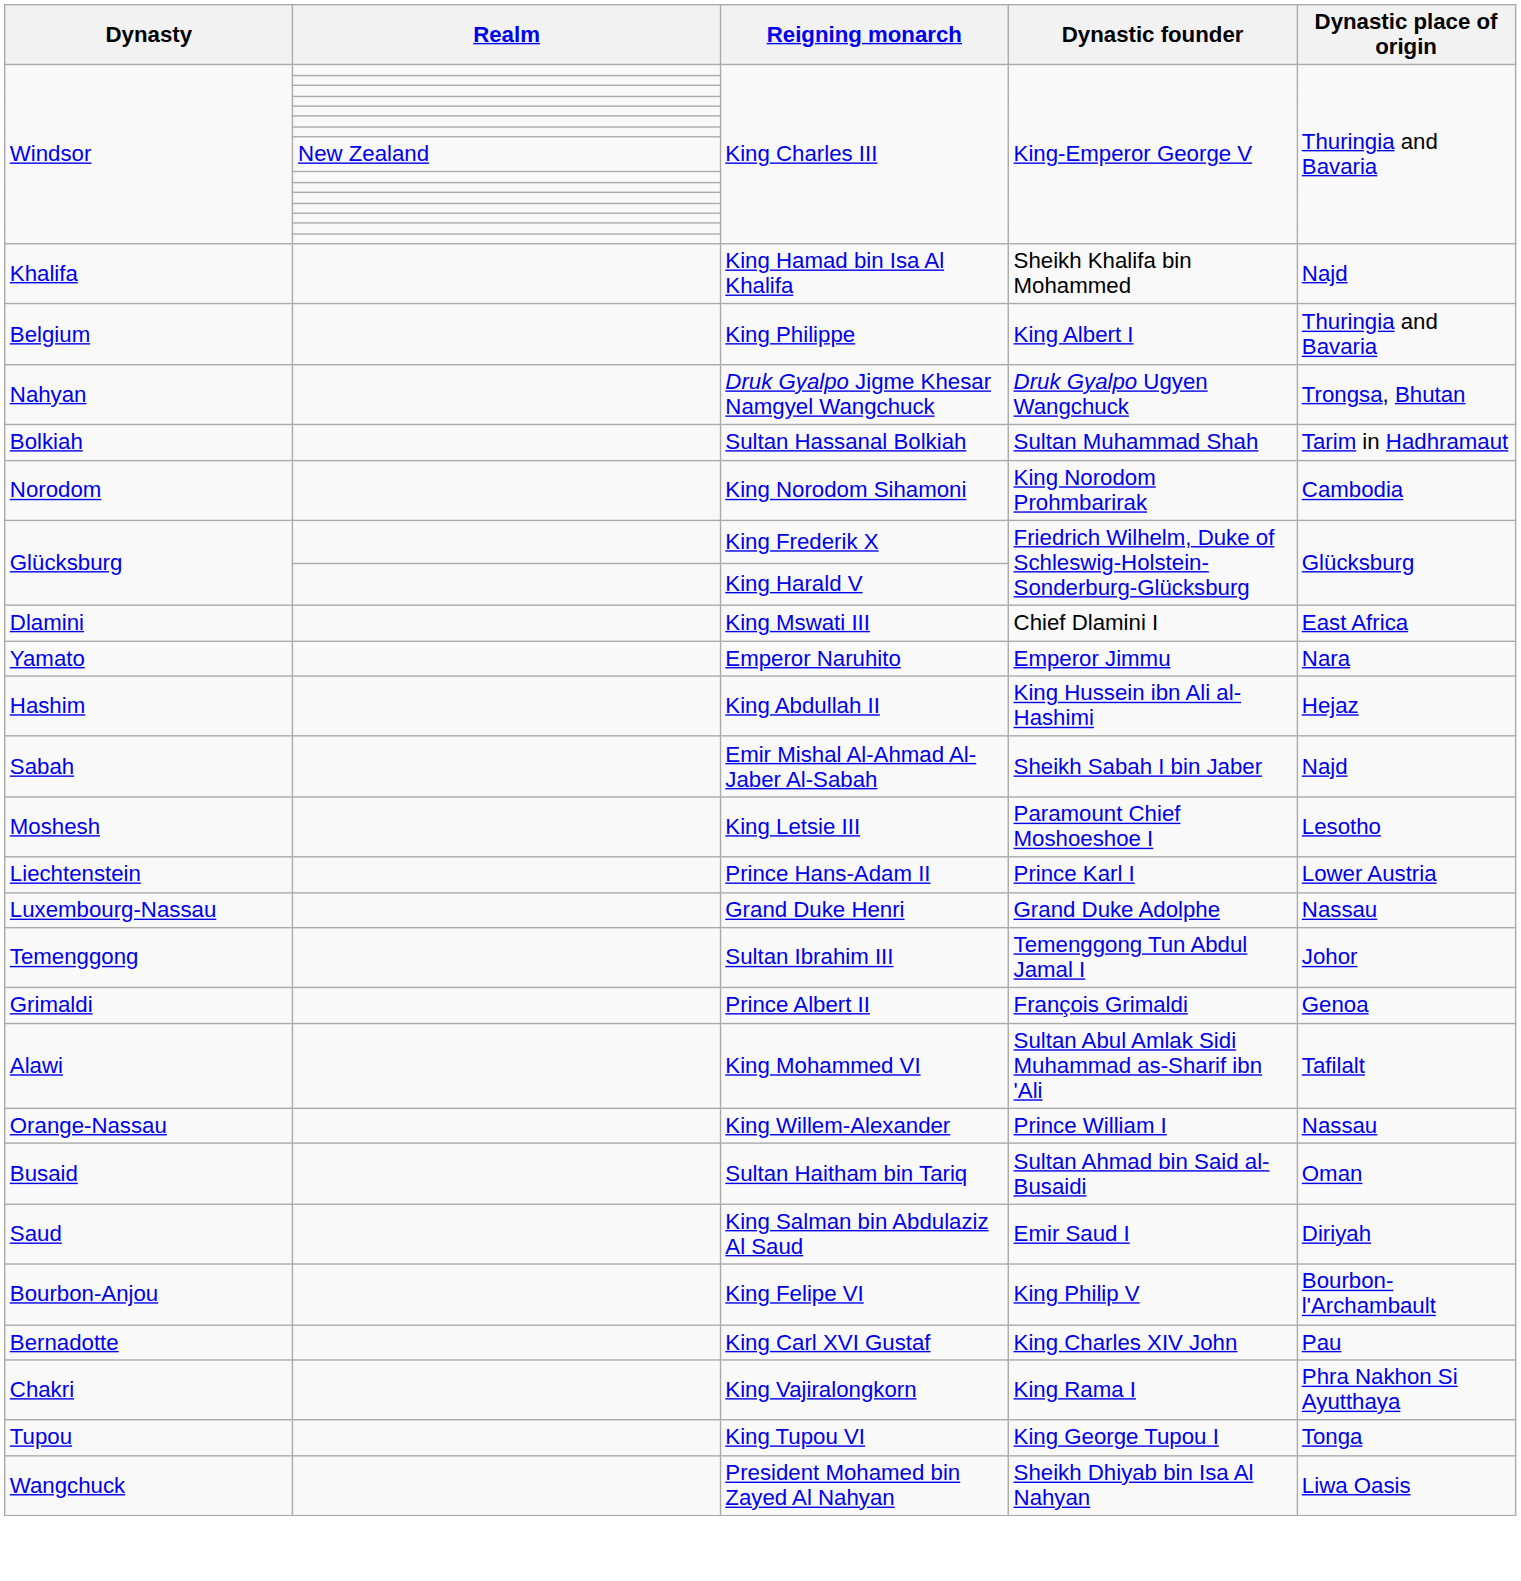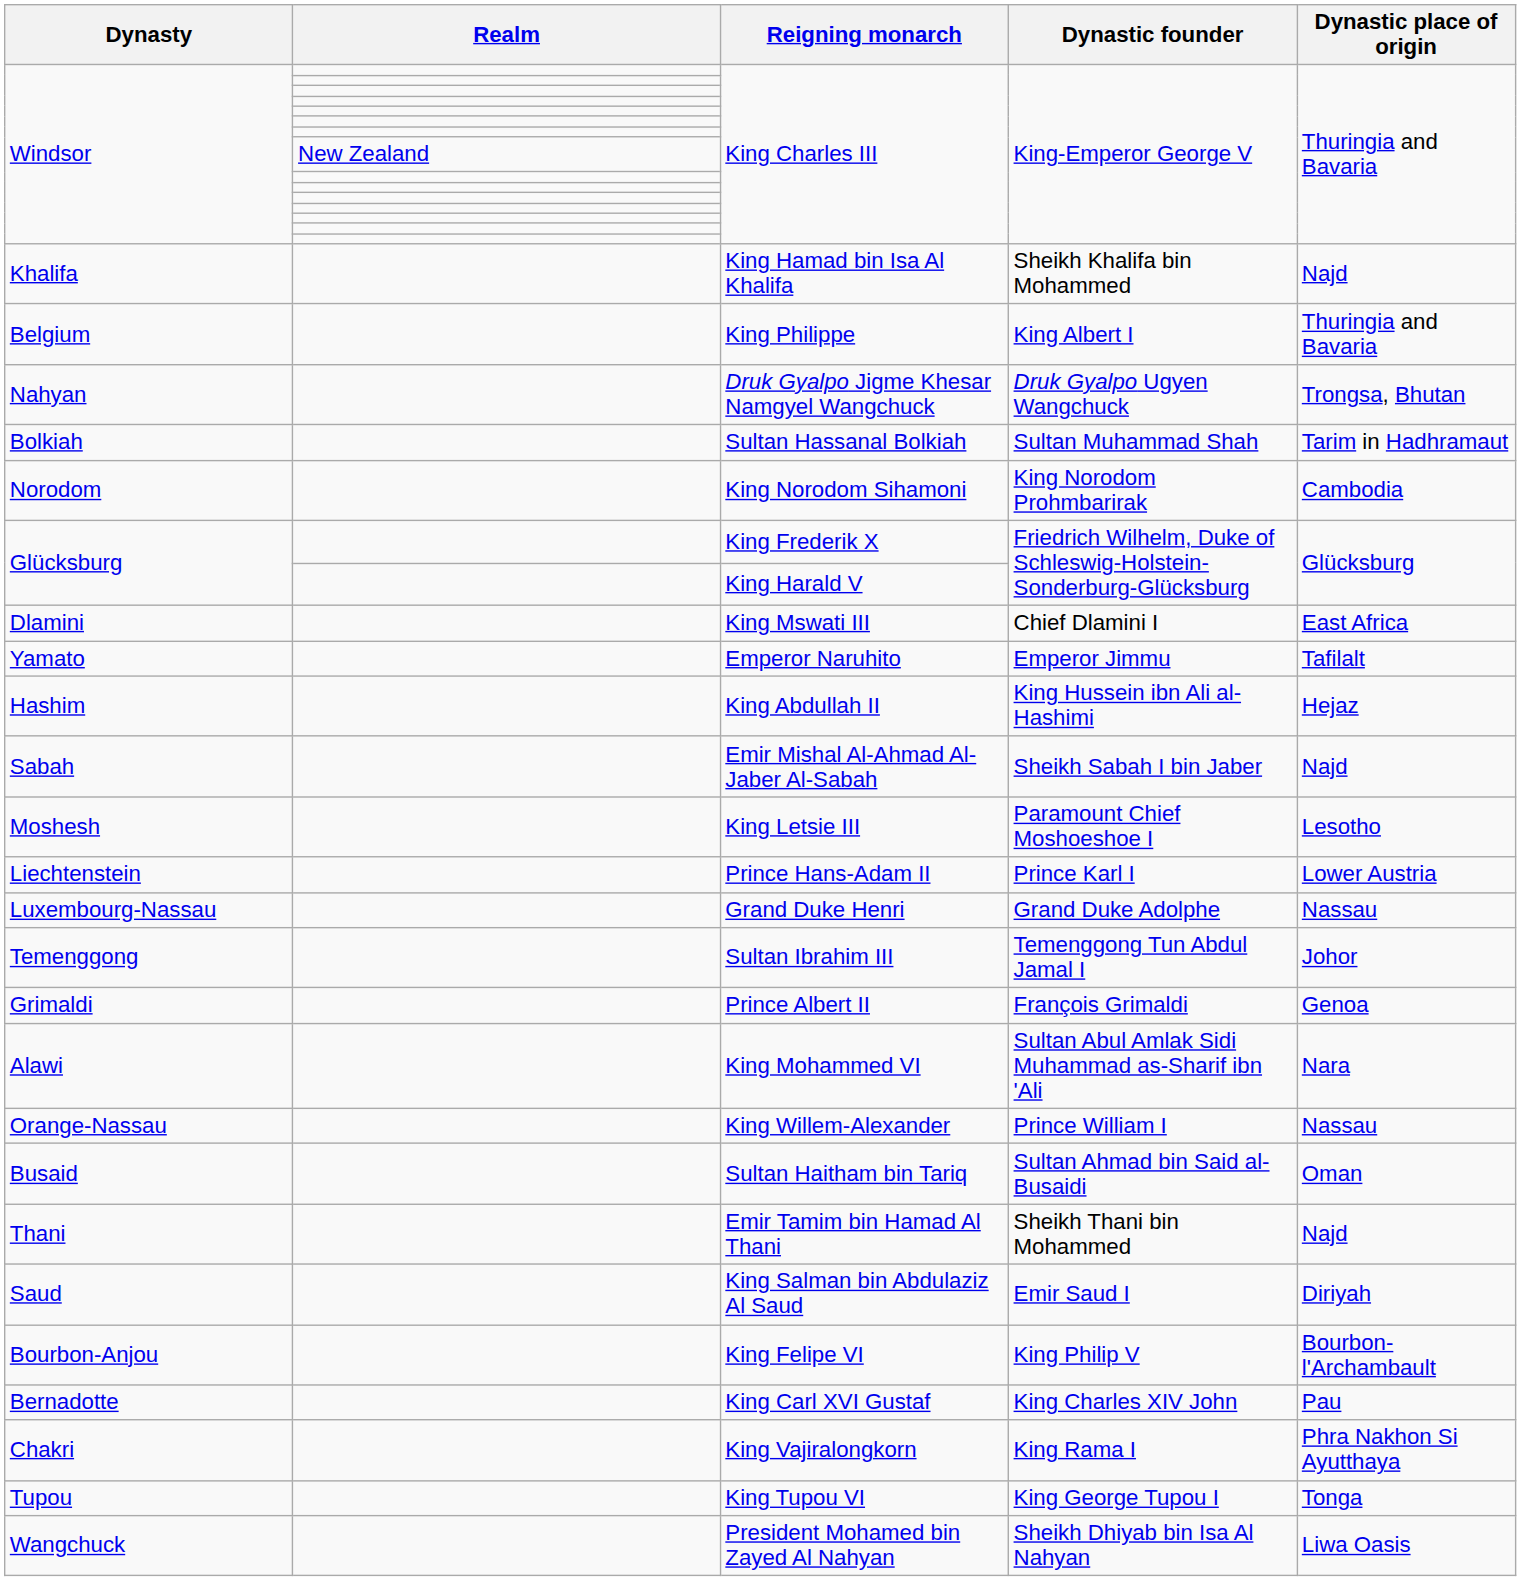(1326, 658) Nara -> (1333, 658) Tafilalt
(1333, 1065) Tafilalt -> (1326, 1065) Nara
+ row: (507, 1234)
